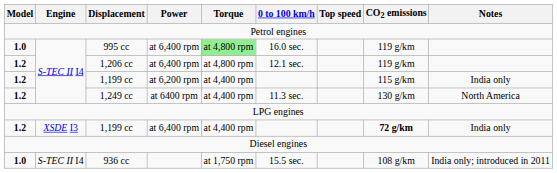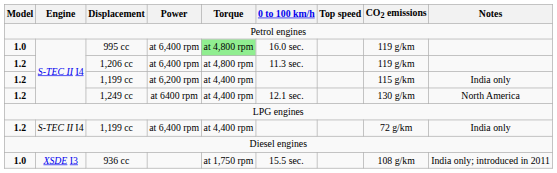(286, 64) 12.1 sec. -> (286, 64) 11.3 sec.
(286, 96) 11.3 sec. -> (286, 96) 12.1 sec.
(61, 128) XSDE I3 -> (61, 128) S-TEC II I4
(396, 128) bold -> (396, 128) normal
(61, 160) S-TEC II I4 -> (61, 160) XSDE I3
